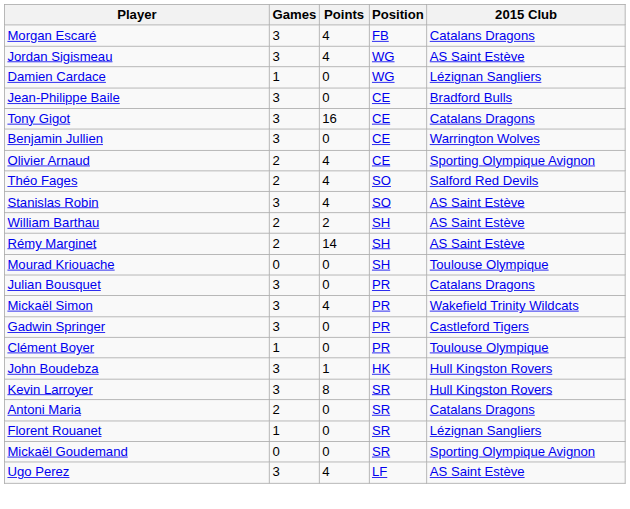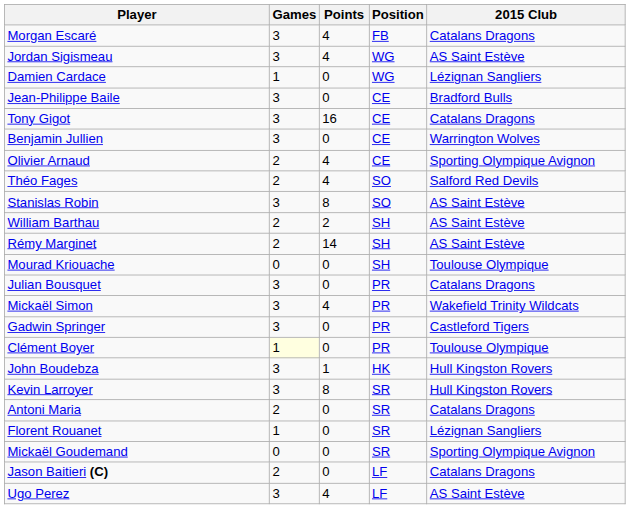(326, 202) 4 -> (326, 202) 8
(276, 347) no background -> (276, 347) lightyellow background
+ row: (58, 472)
